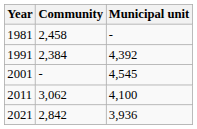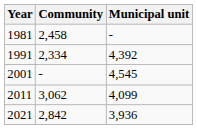(53, 54) 2,384 -> (53, 54) 2,334
(123, 94) 4,100 -> (123, 94) 4,099
